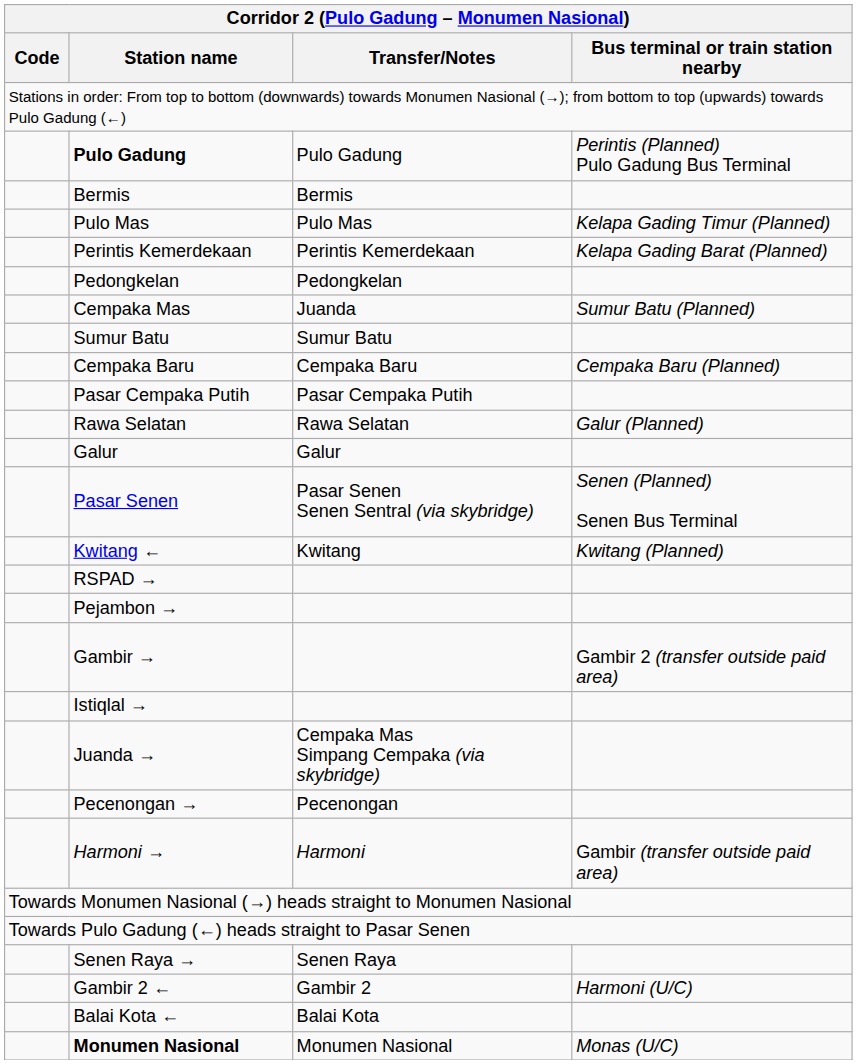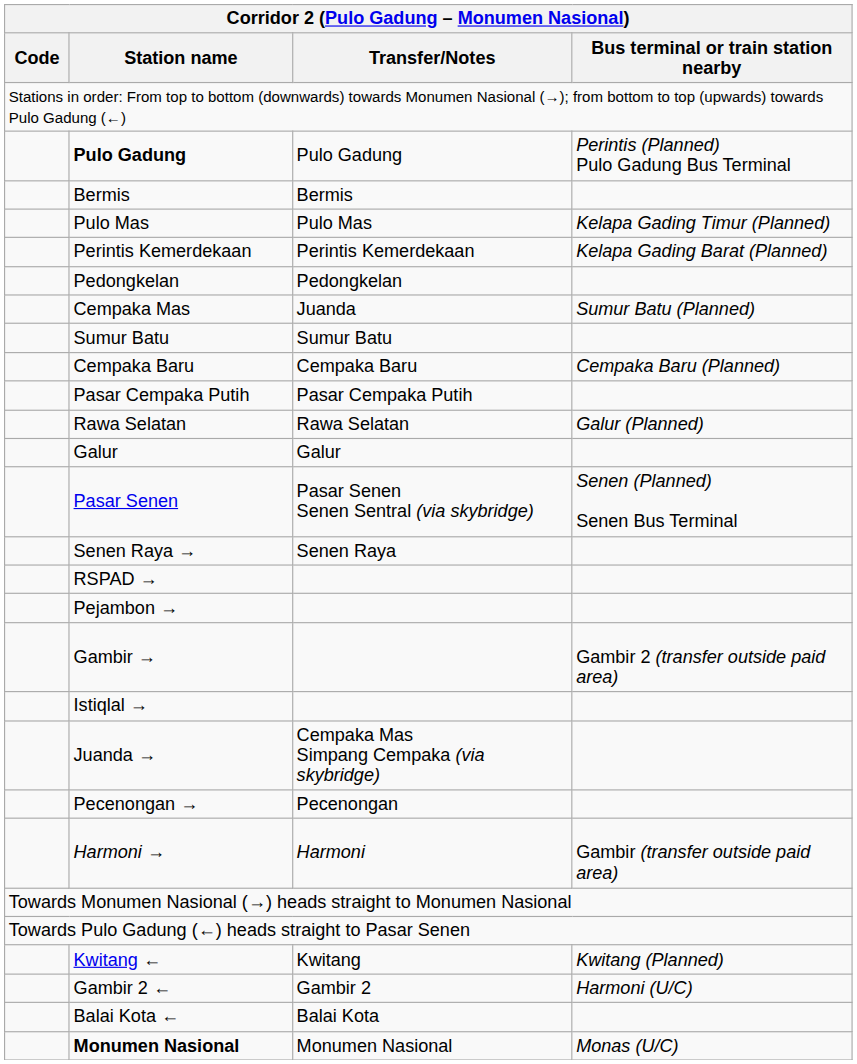rows swapped: (135, 959) <-> (117, 550)
